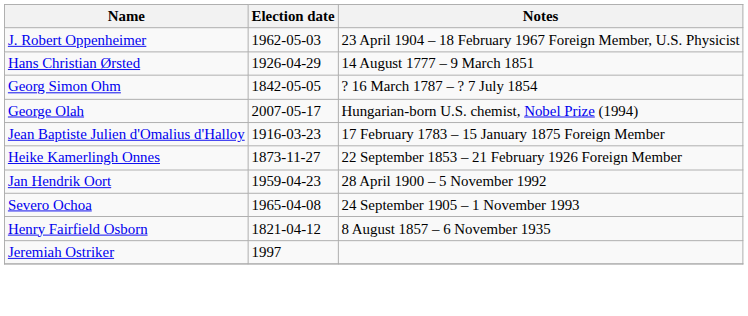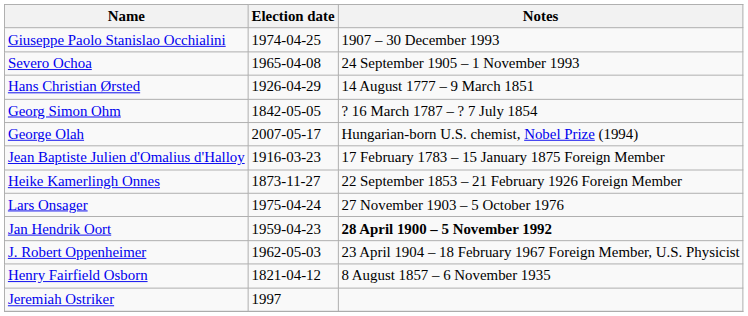+ row: (117, 39)
rows swapped: (50, 205) <-> (77, 39)
+ row: (48, 205)
(444, 181) normal -> (447, 228) bold
